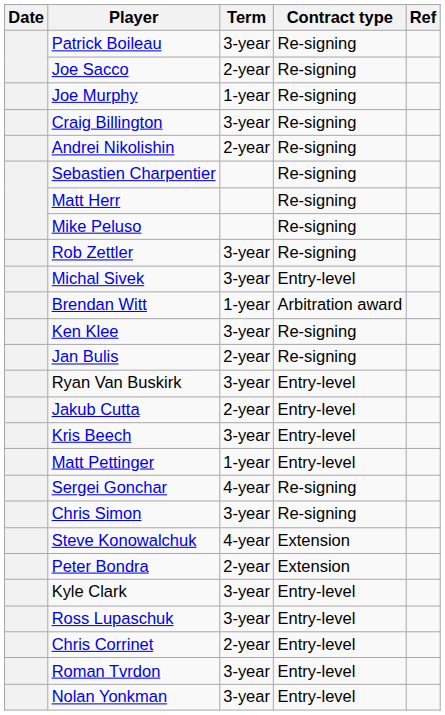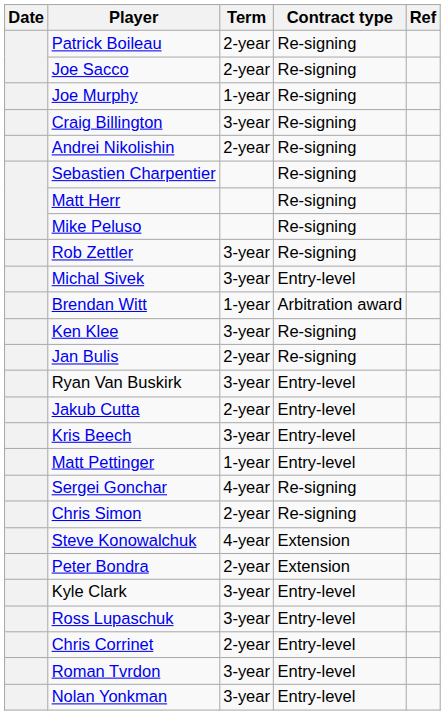(247, 43) 3-year -> (247, 43) 2-year
(247, 514) 3-year -> (247, 514) 2-year
